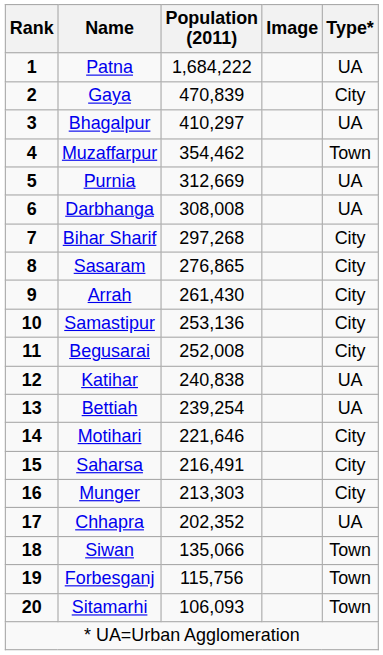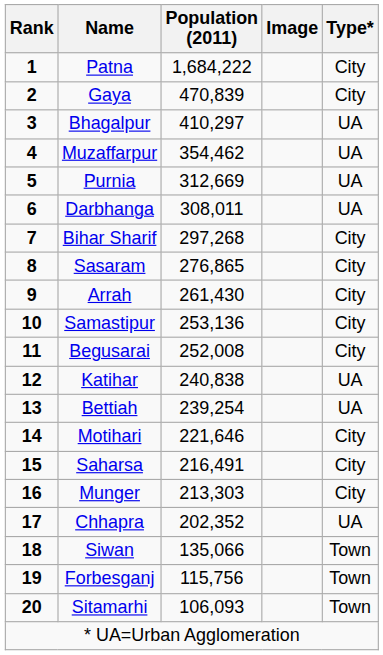(350, 67) UA -> (350, 67) City
(350, 152) Town -> (350, 152) UA
(212, 209) 308,008 -> (212, 209) 308,011
